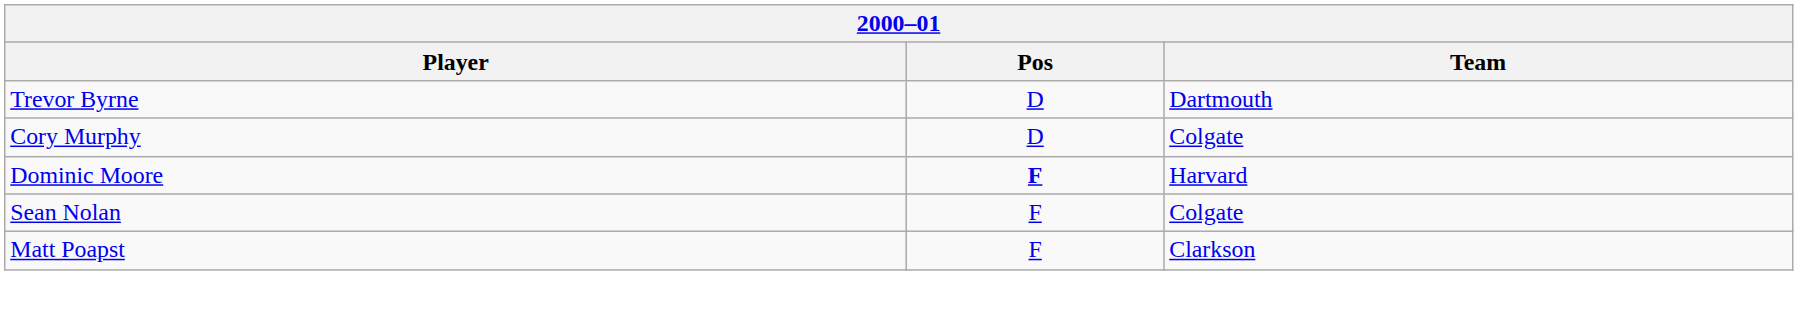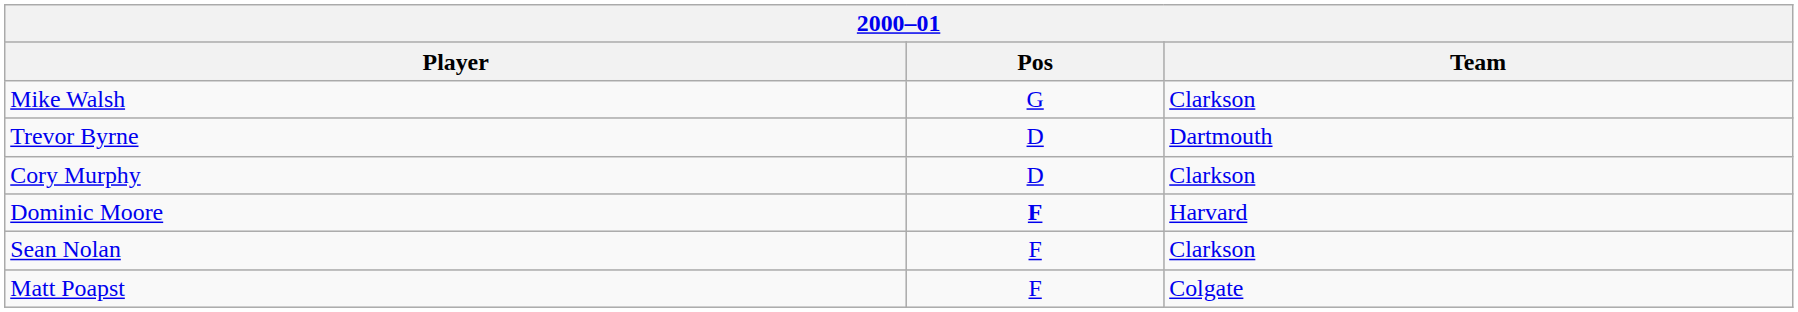+ row: (68, 99)
(1206, 136) Colgate -> (1212, 174) Clarkson
(1206, 212) Colgate -> (1212, 250) Clarkson
(1212, 250) Clarkson -> (1206, 288) Colgate
